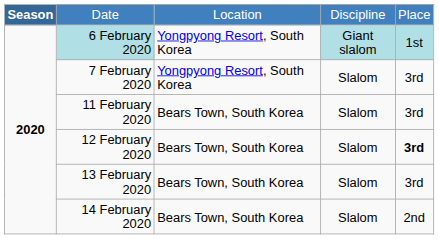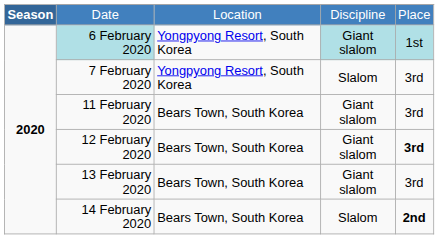(358, 112) Slalom -> (358, 112) Giant slalom
(358, 147) Slalom -> (358, 147) Giant slalom
(358, 182) Slalom -> (358, 182) Giant slalom
(414, 217) normal -> (414, 217) bold
